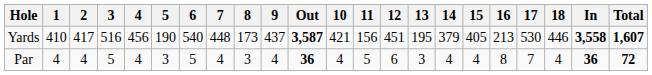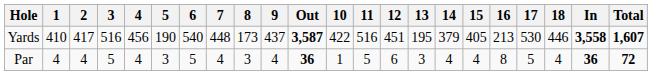(340, 37) 421 -> (340, 37) 422
(367, 37) 156 -> (367, 37) 516
(340, 59) 4 -> (340, 59) 1
(531, 59) 7 -> (531, 59) 5
